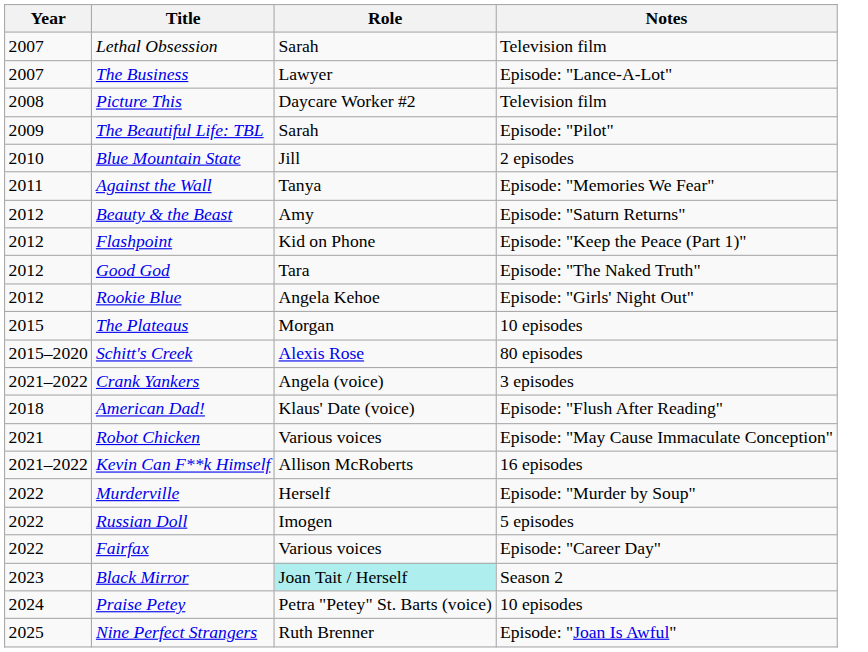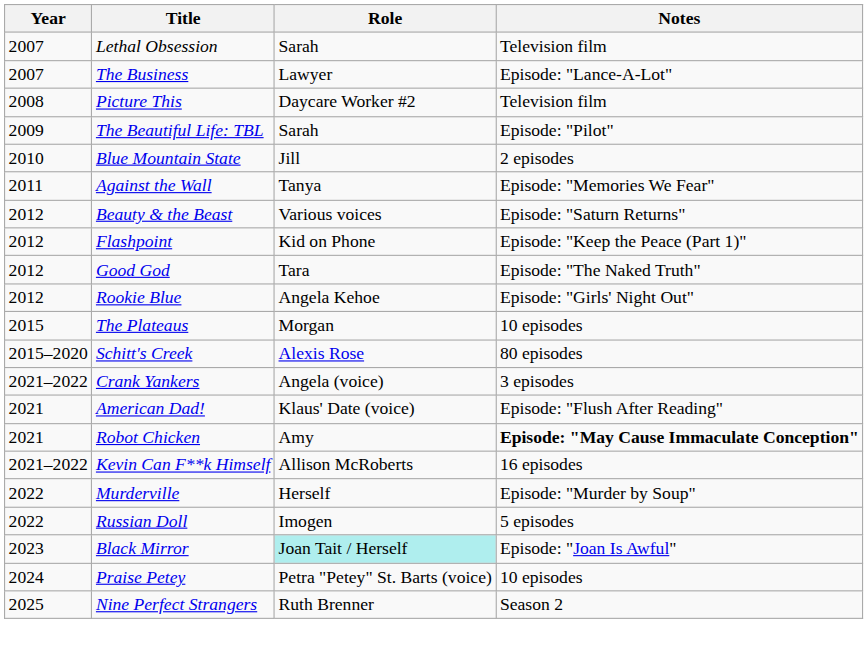(296, 213) Amy -> (330, 213) Various voices
(26, 409) 2018 -> (26, 409) 2021
(330, 437) Various voices -> (296, 437) Amy
(666, 437) normal -> (679, 437) bold
- row: (122, 548)
(531, 576) Season 2 -> (588, 548) Episode: "Joan Is Awful"
(588, 632) Episode: "Joan Is Awful" -> (531, 604) Season 2
